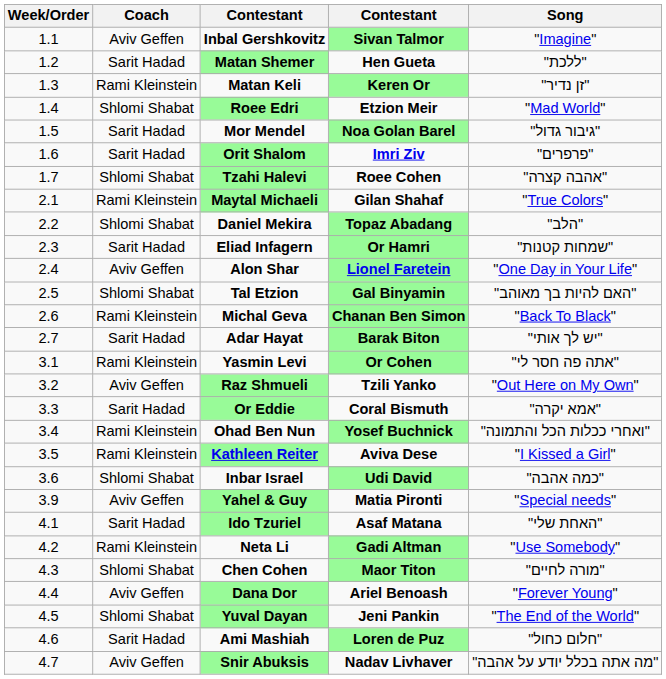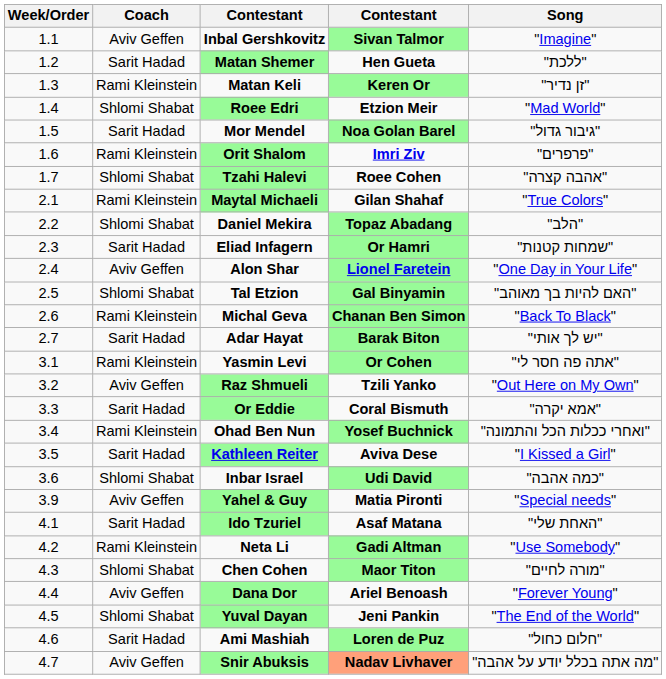(147, 154) Sarit Hadad -> (147, 154) Rami Kleinstein
(147, 454) Rami Kleinstein -> (147, 454) Sarit Hadad
(399, 662) no background -> (399, 662) lightsalmon background
